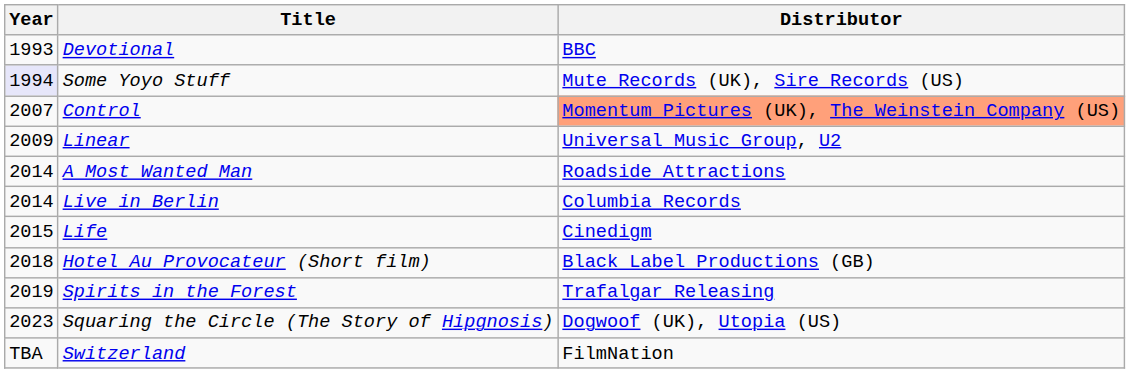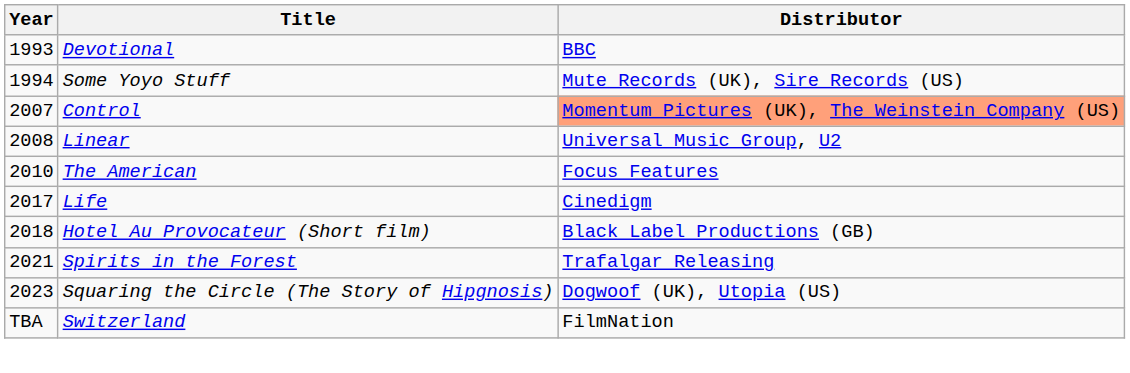(31, 80) lavender background -> (31, 80) no background
(31, 141) 2009 -> (31, 141) 2008
+ row: (130, 171)
- row: (157, 171)
- row: (141, 202)
(31, 232) 2015 -> (31, 202) 2017
(31, 293) 2019 -> (31, 262) 2021
